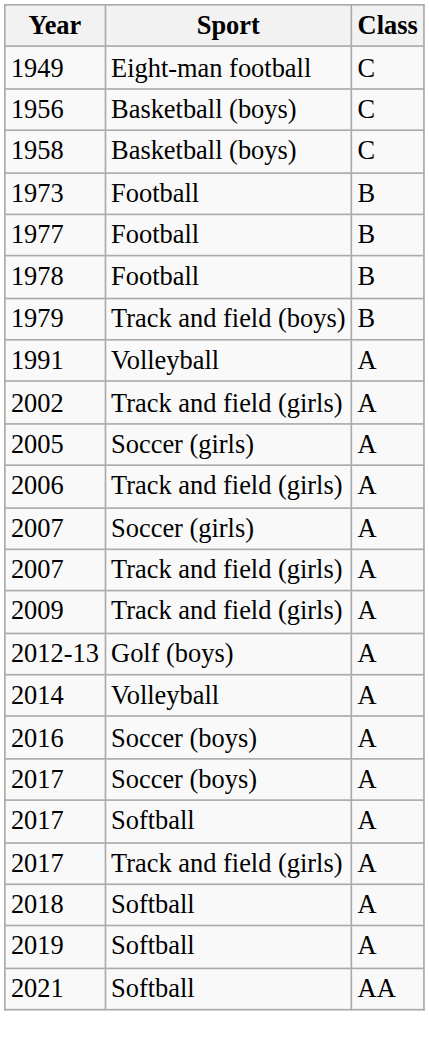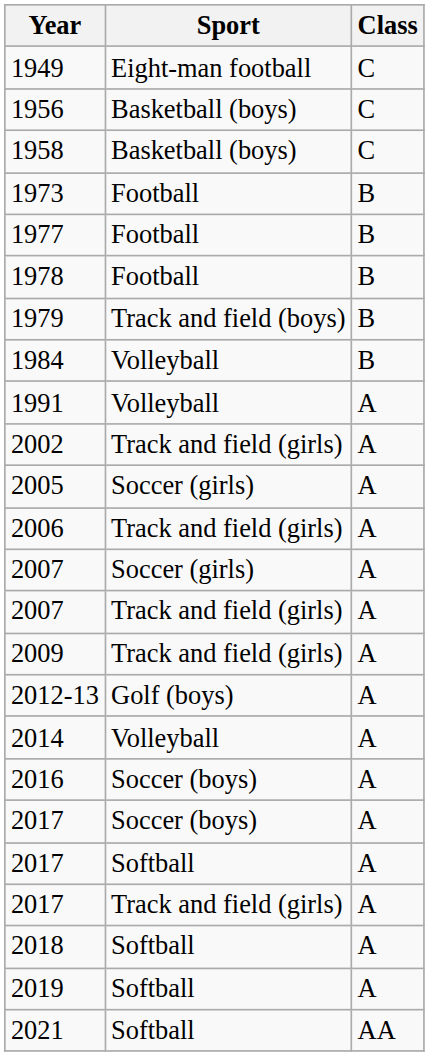+ row: (37, 360)
